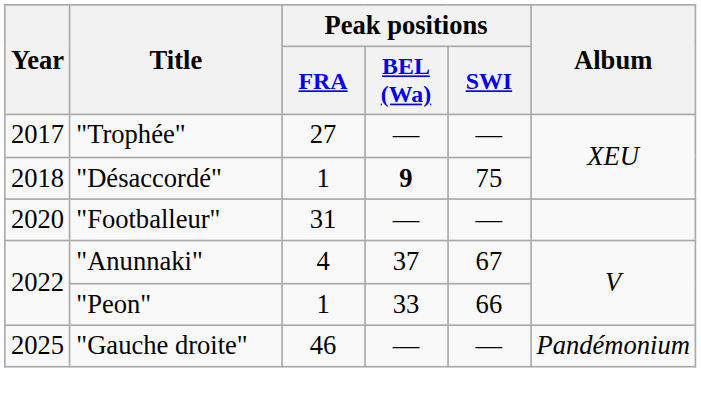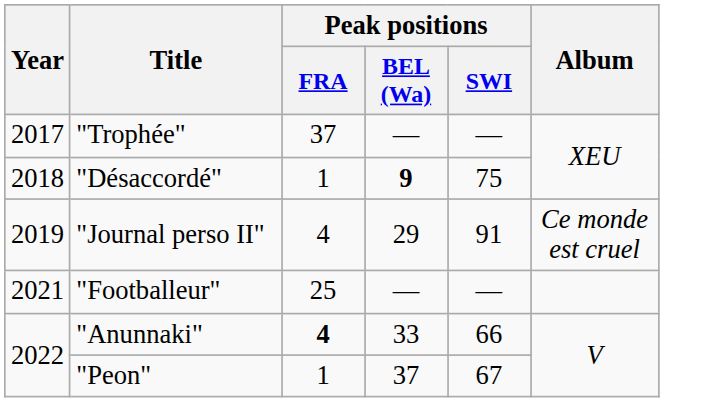(323, 135) 27 -> (323, 135) 37
+ row: (171, 234)
(38, 219) 2020 -> (38, 291) 2021
(323, 219) 31 -> (323, 291) 25
(323, 261) normal -> (323, 333) bold
(406, 261) 37 -> (406, 333) 33
(489, 261) 67 -> (489, 333) 66
(406, 303) 33 -> (406, 375) 37
(489, 303) 66 -> (489, 375) 67
- row: (162, 345)
